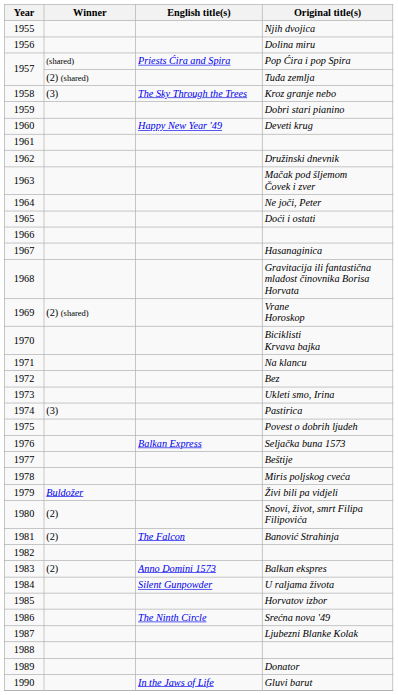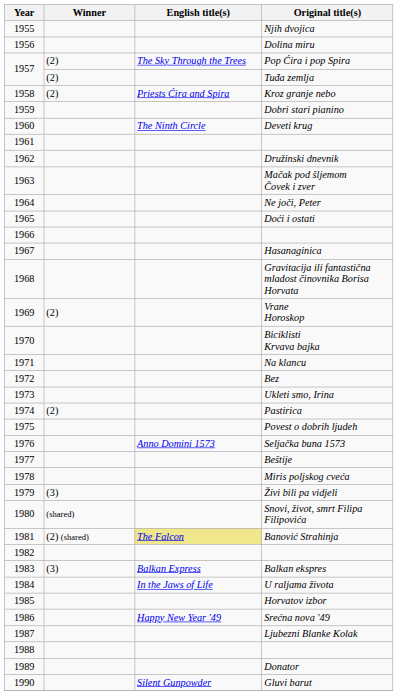(60, 61) (shared) -> (52, 61) (2)
(184, 61) Priests Ćira and Spira -> (192, 61) The Sky Through the Trees
(67, 77) (2) (shared) -> (52, 77) (2)
(52, 93) (3) -> (52, 93) (2)
(193, 93) The Sky Through the Trees -> (183, 93) Priests Ćira and Spira
(180, 126) Happy New Year '49 -> (171, 126) The Ninth Circle
(67, 312) (2) (shared) -> (52, 312) (2)
(52, 411) (3) -> (52, 411) (2)
(170, 443) Balkan Express -> (176, 443) Anno Domini 1573
(65, 492) Buldožer -> (52, 492) (3)
(52, 514) (2) -> (60, 515) (shared)
(52, 536) (2) -> (68, 536) (2) (shared)
(161, 536) no background -> (160, 536) khaki background
(52, 568) (2) -> (52, 568) (3)
(177, 568) Anno Domini 1573 -> (169, 568) Balkan Express
(175, 585) Silent Gunpowder -> (175, 585) In the Jaws of Life
(172, 617) The Ninth Circle -> (179, 617) Happy New Year '49
(176, 682) In the Jaws of Life -> (174, 682) Silent Gunpowder
